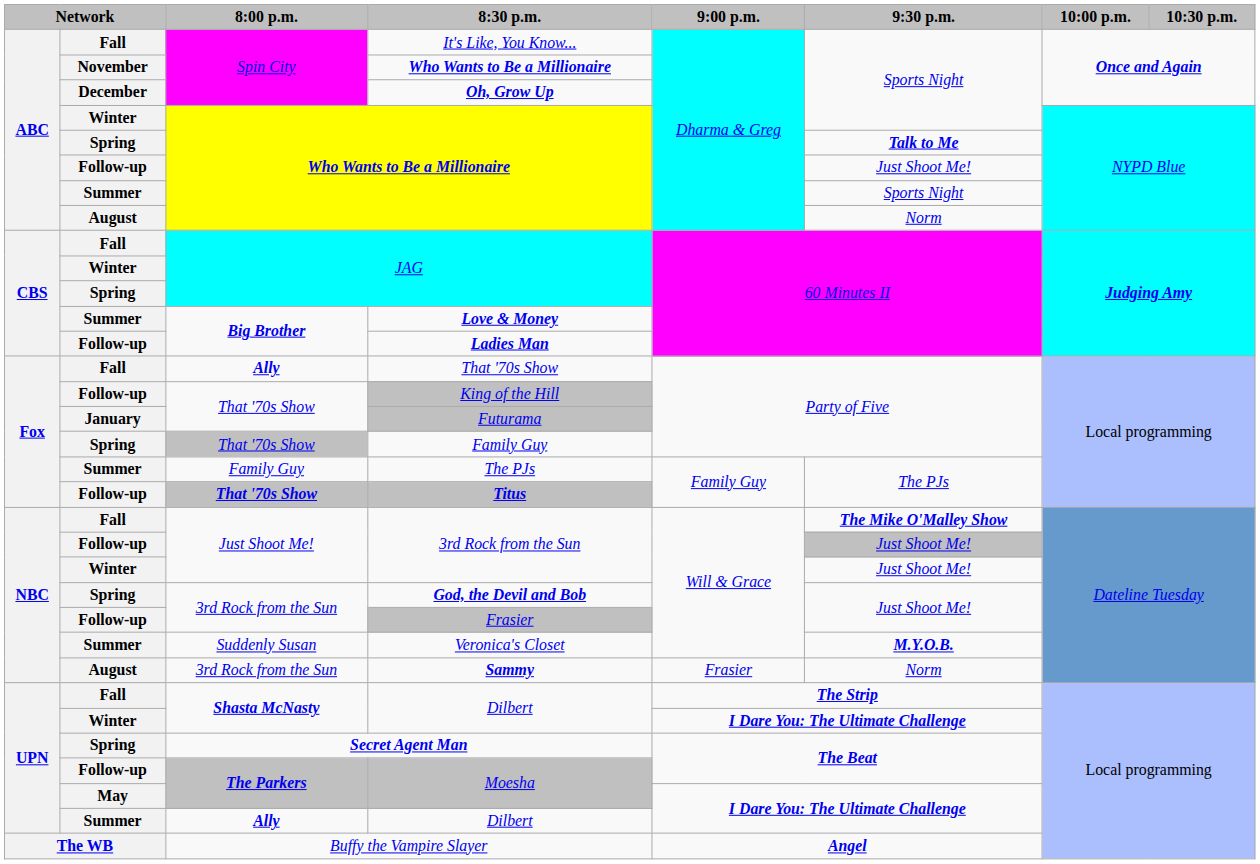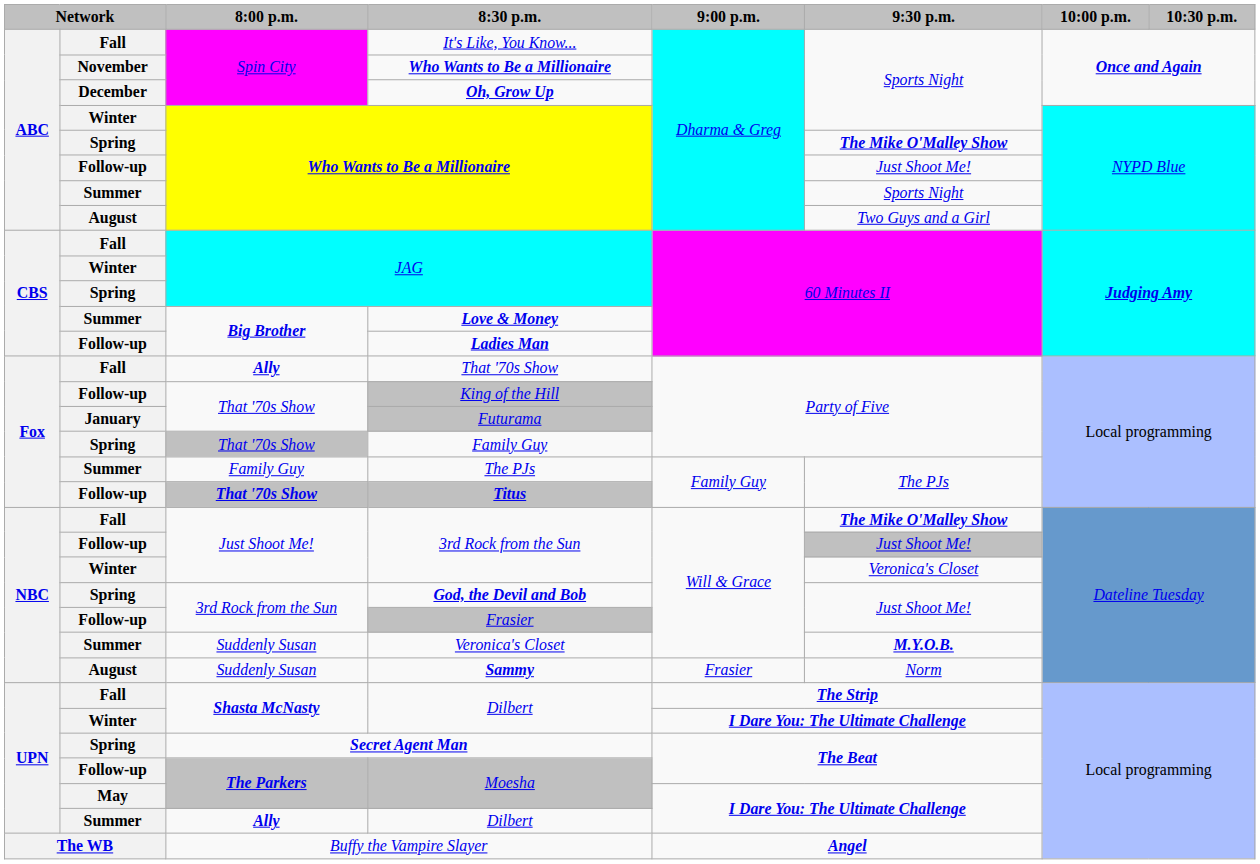(924, 142) Talk to Me -> (924, 142) The Mike O'Malley Show
(924, 218) Norm -> (924, 218) Two Guys and a Girl
(924, 569) Just Shoot Me! -> (924, 569) Veronica's Closet
(266, 670) 3rd Rock from the Sun -> (266, 670) Suddenly Susan
